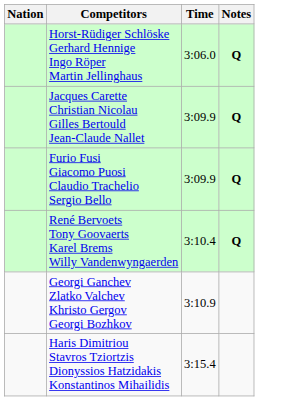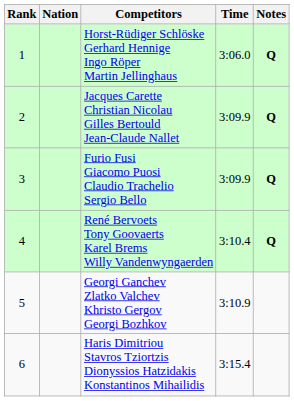+ column: (22, 14)
